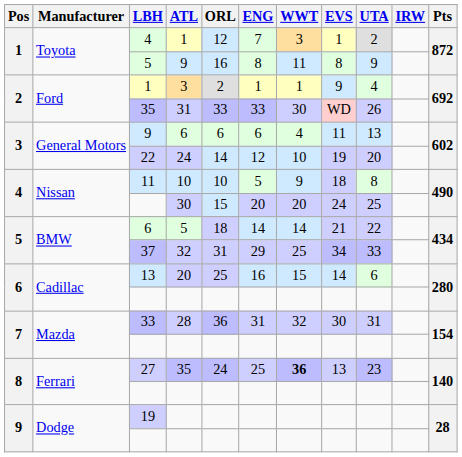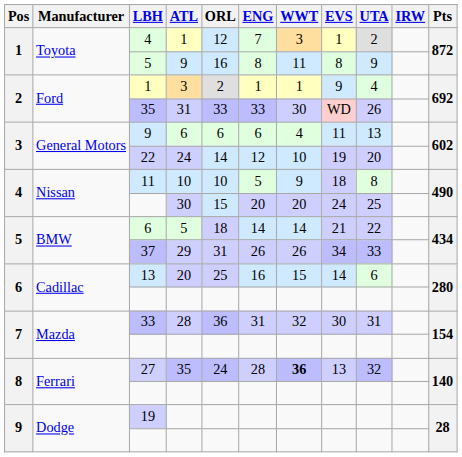(184, 251) 32 -> (184, 251) 29
(258, 251) 29 -> (258, 251) 26
(299, 251) 25 -> (299, 251) 26
(258, 369) 25 -> (258, 369) 28
(374, 369) 23 -> (374, 369) 32
